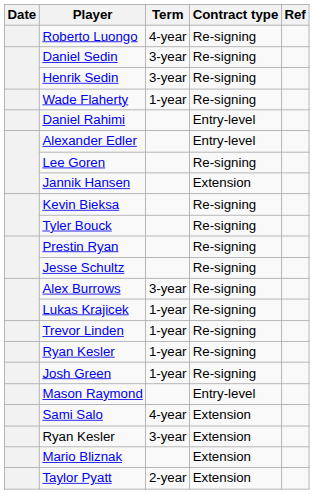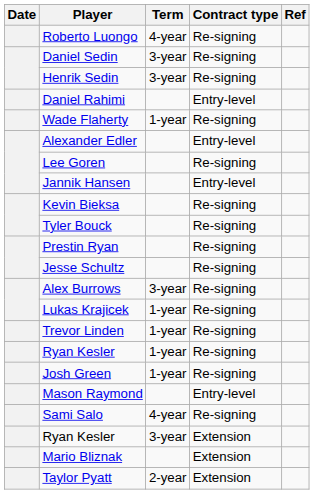rows swapped: (85, 99) <-> (84, 120)
(222, 183) Extension -> (224, 183) Entry-level
(222, 415) Extension -> (224, 415) Re-signing
